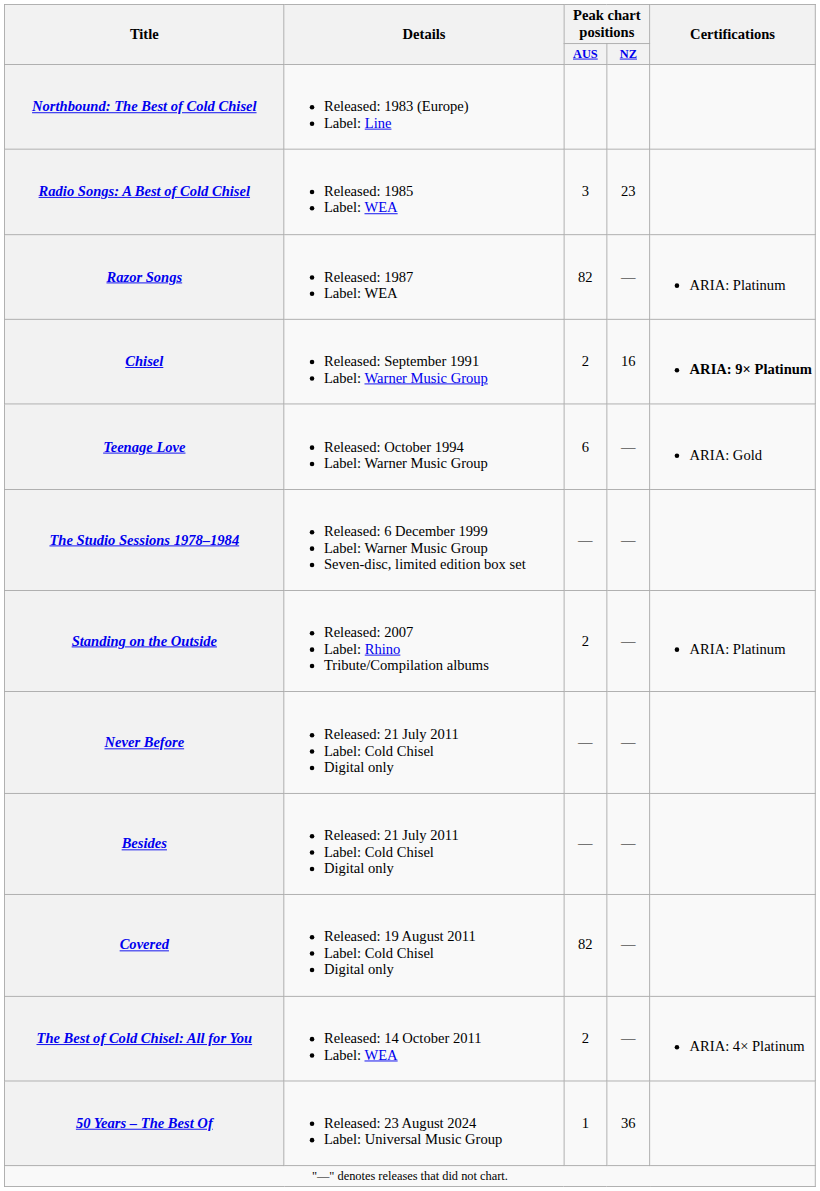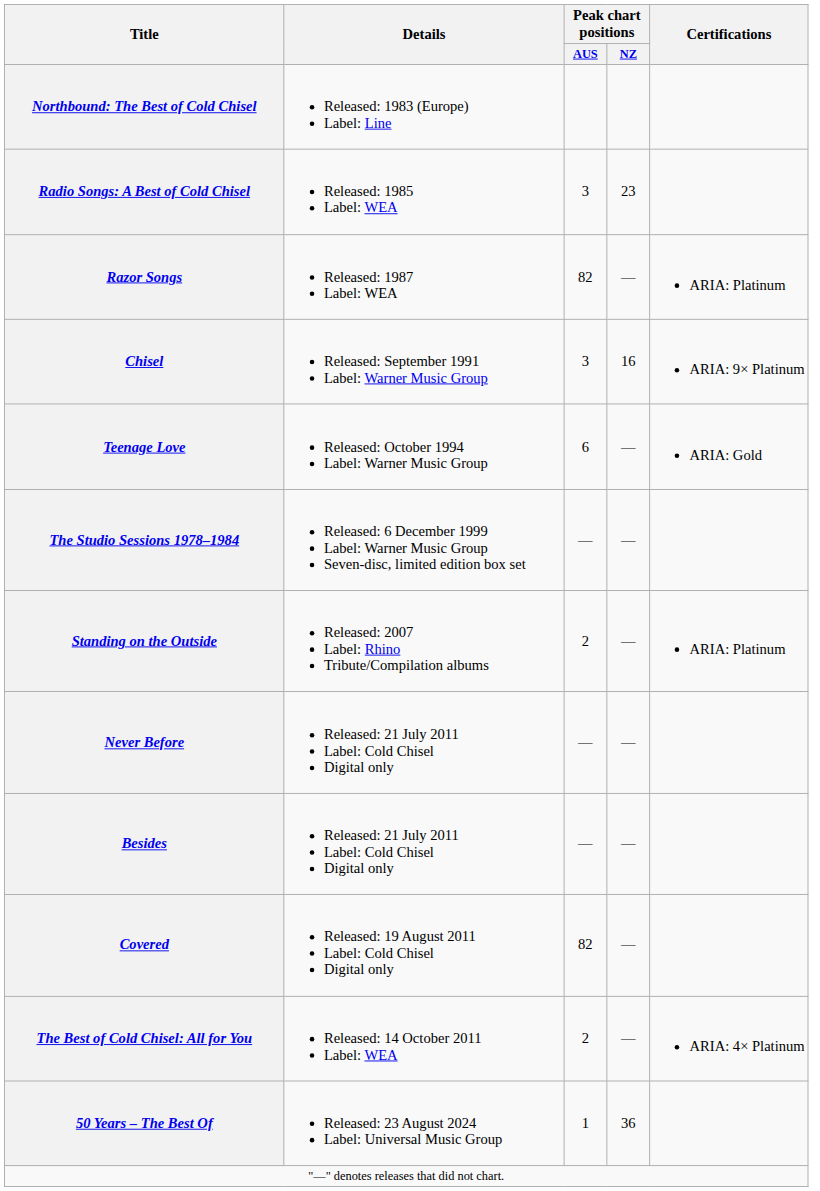(585, 361) 2 -> (585, 361) 3
(733, 370) bold -> (729, 370) normal
